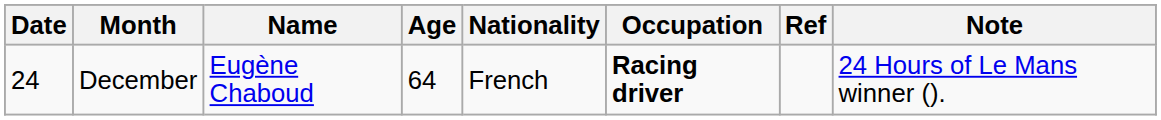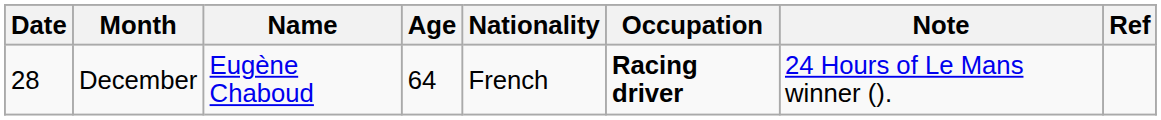columns swapped: (995, 25) <-> (806, 25)
(25, 79) 24 -> (25, 79) 28
